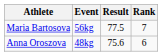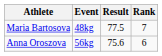(84, 28) 56kg -> (84, 28) 48kg
(84, 44) 48kg -> (84, 44) 56kg
